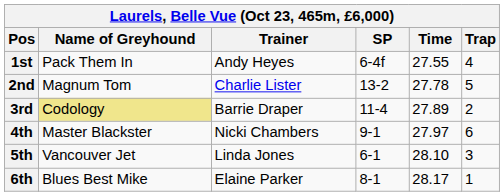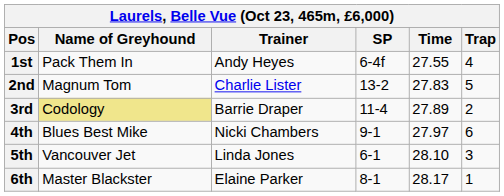(431, 86) 27.78 -> (431, 86) 27.83
(97, 132) Master Blackster -> (95, 132) Blues Best Mike
(95, 179) Blues Best Mike -> (97, 179) Master Blackster
